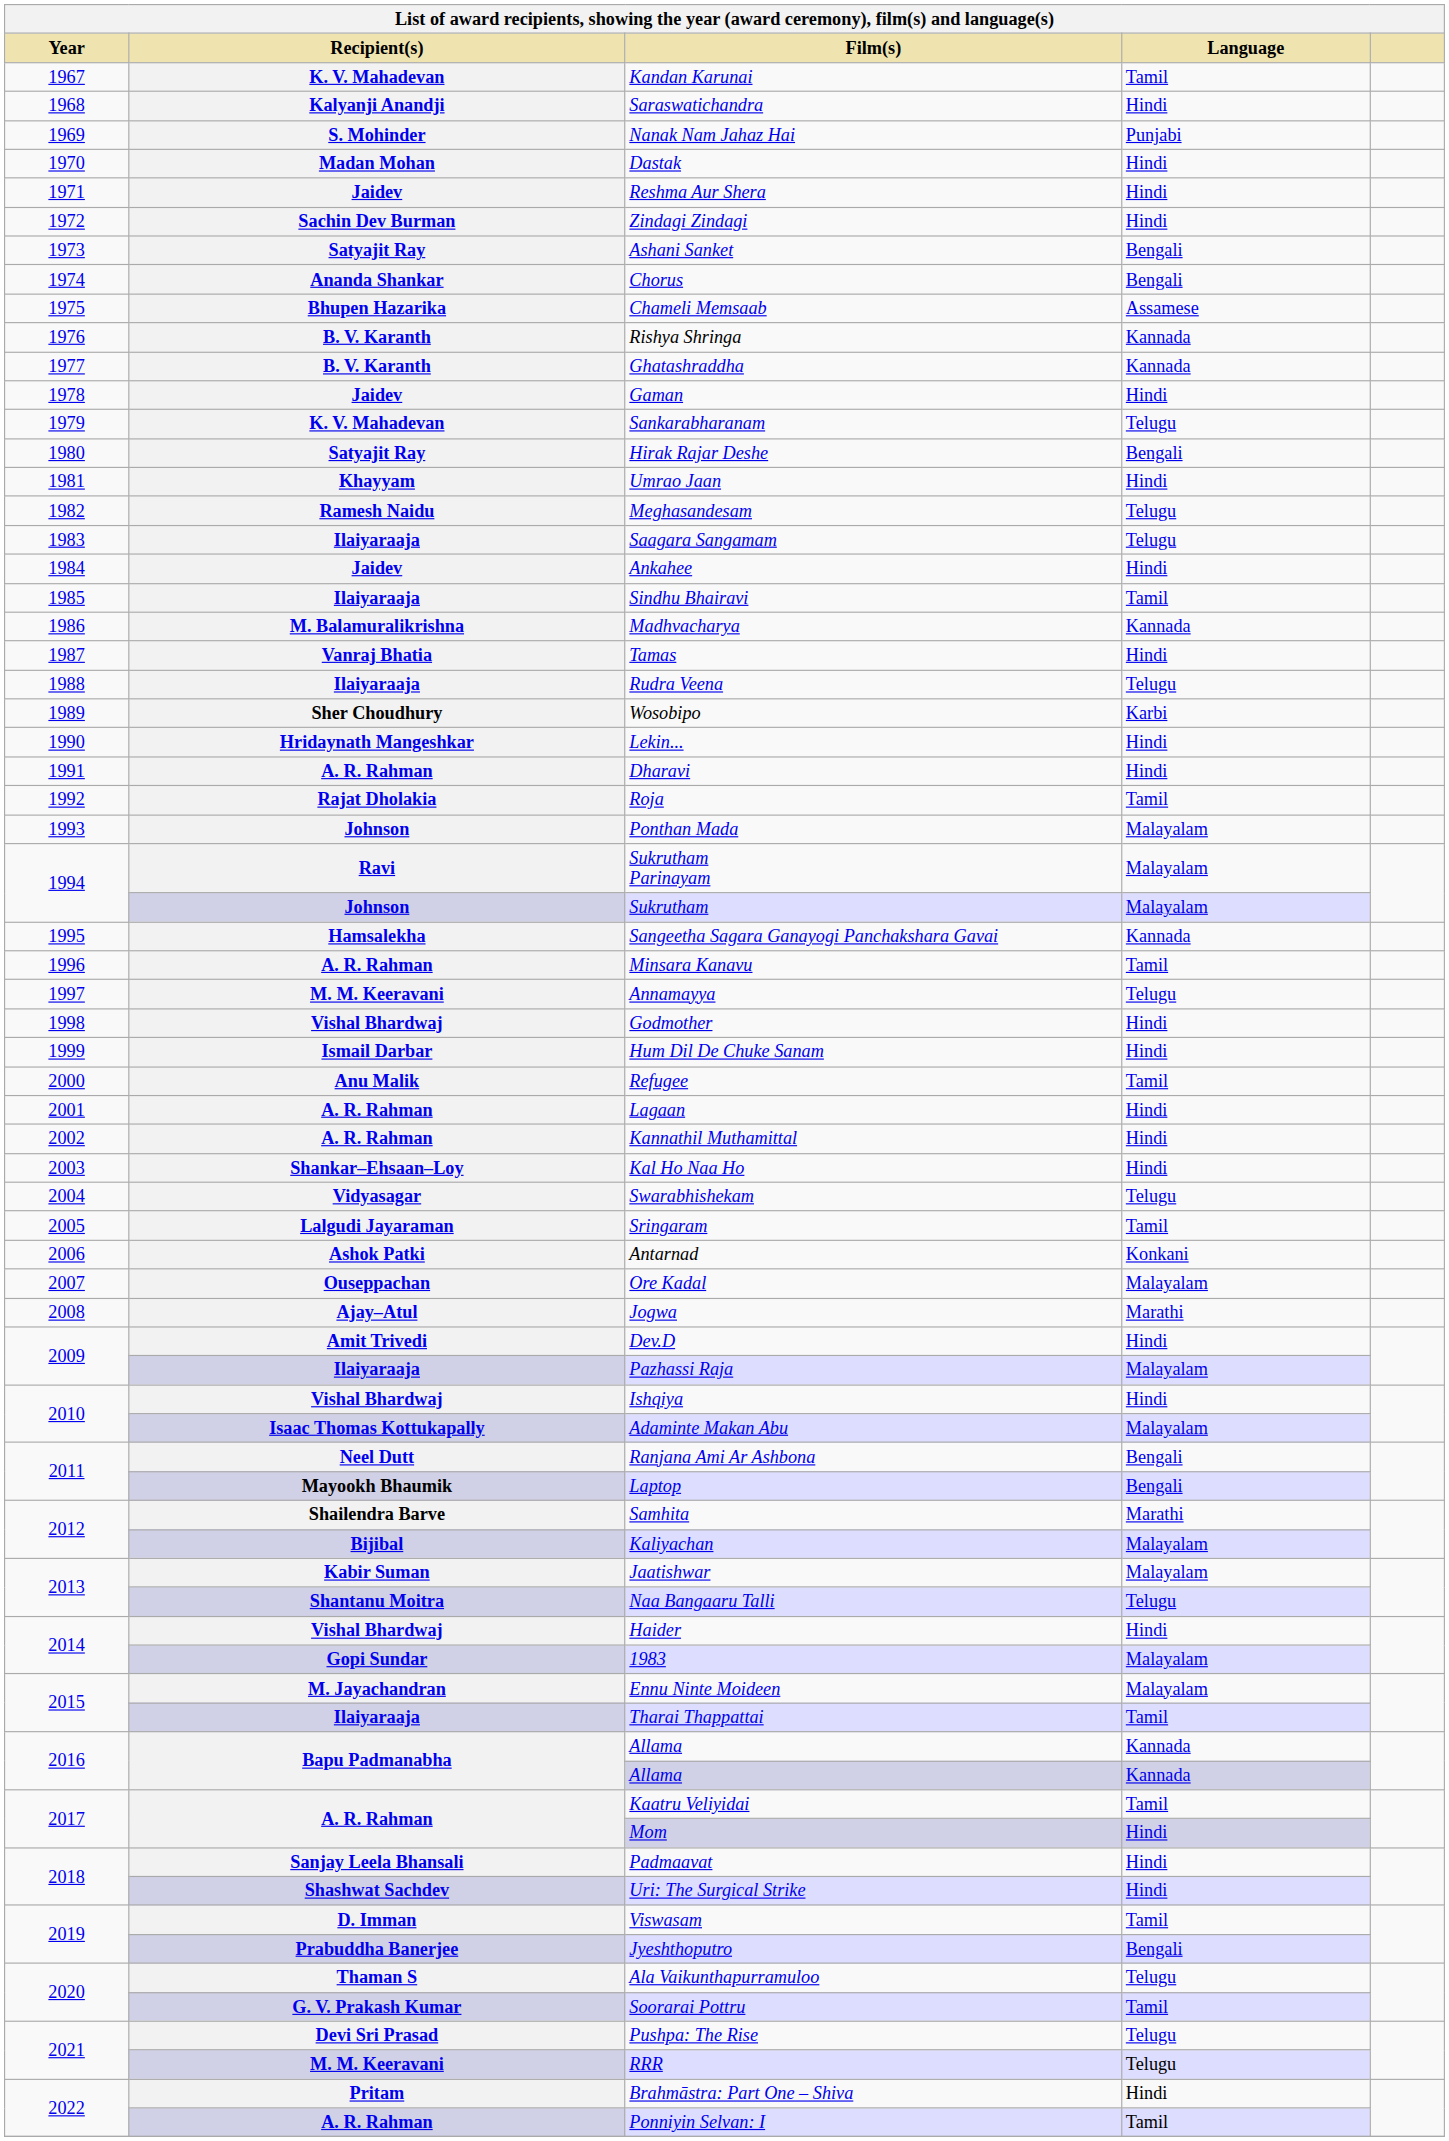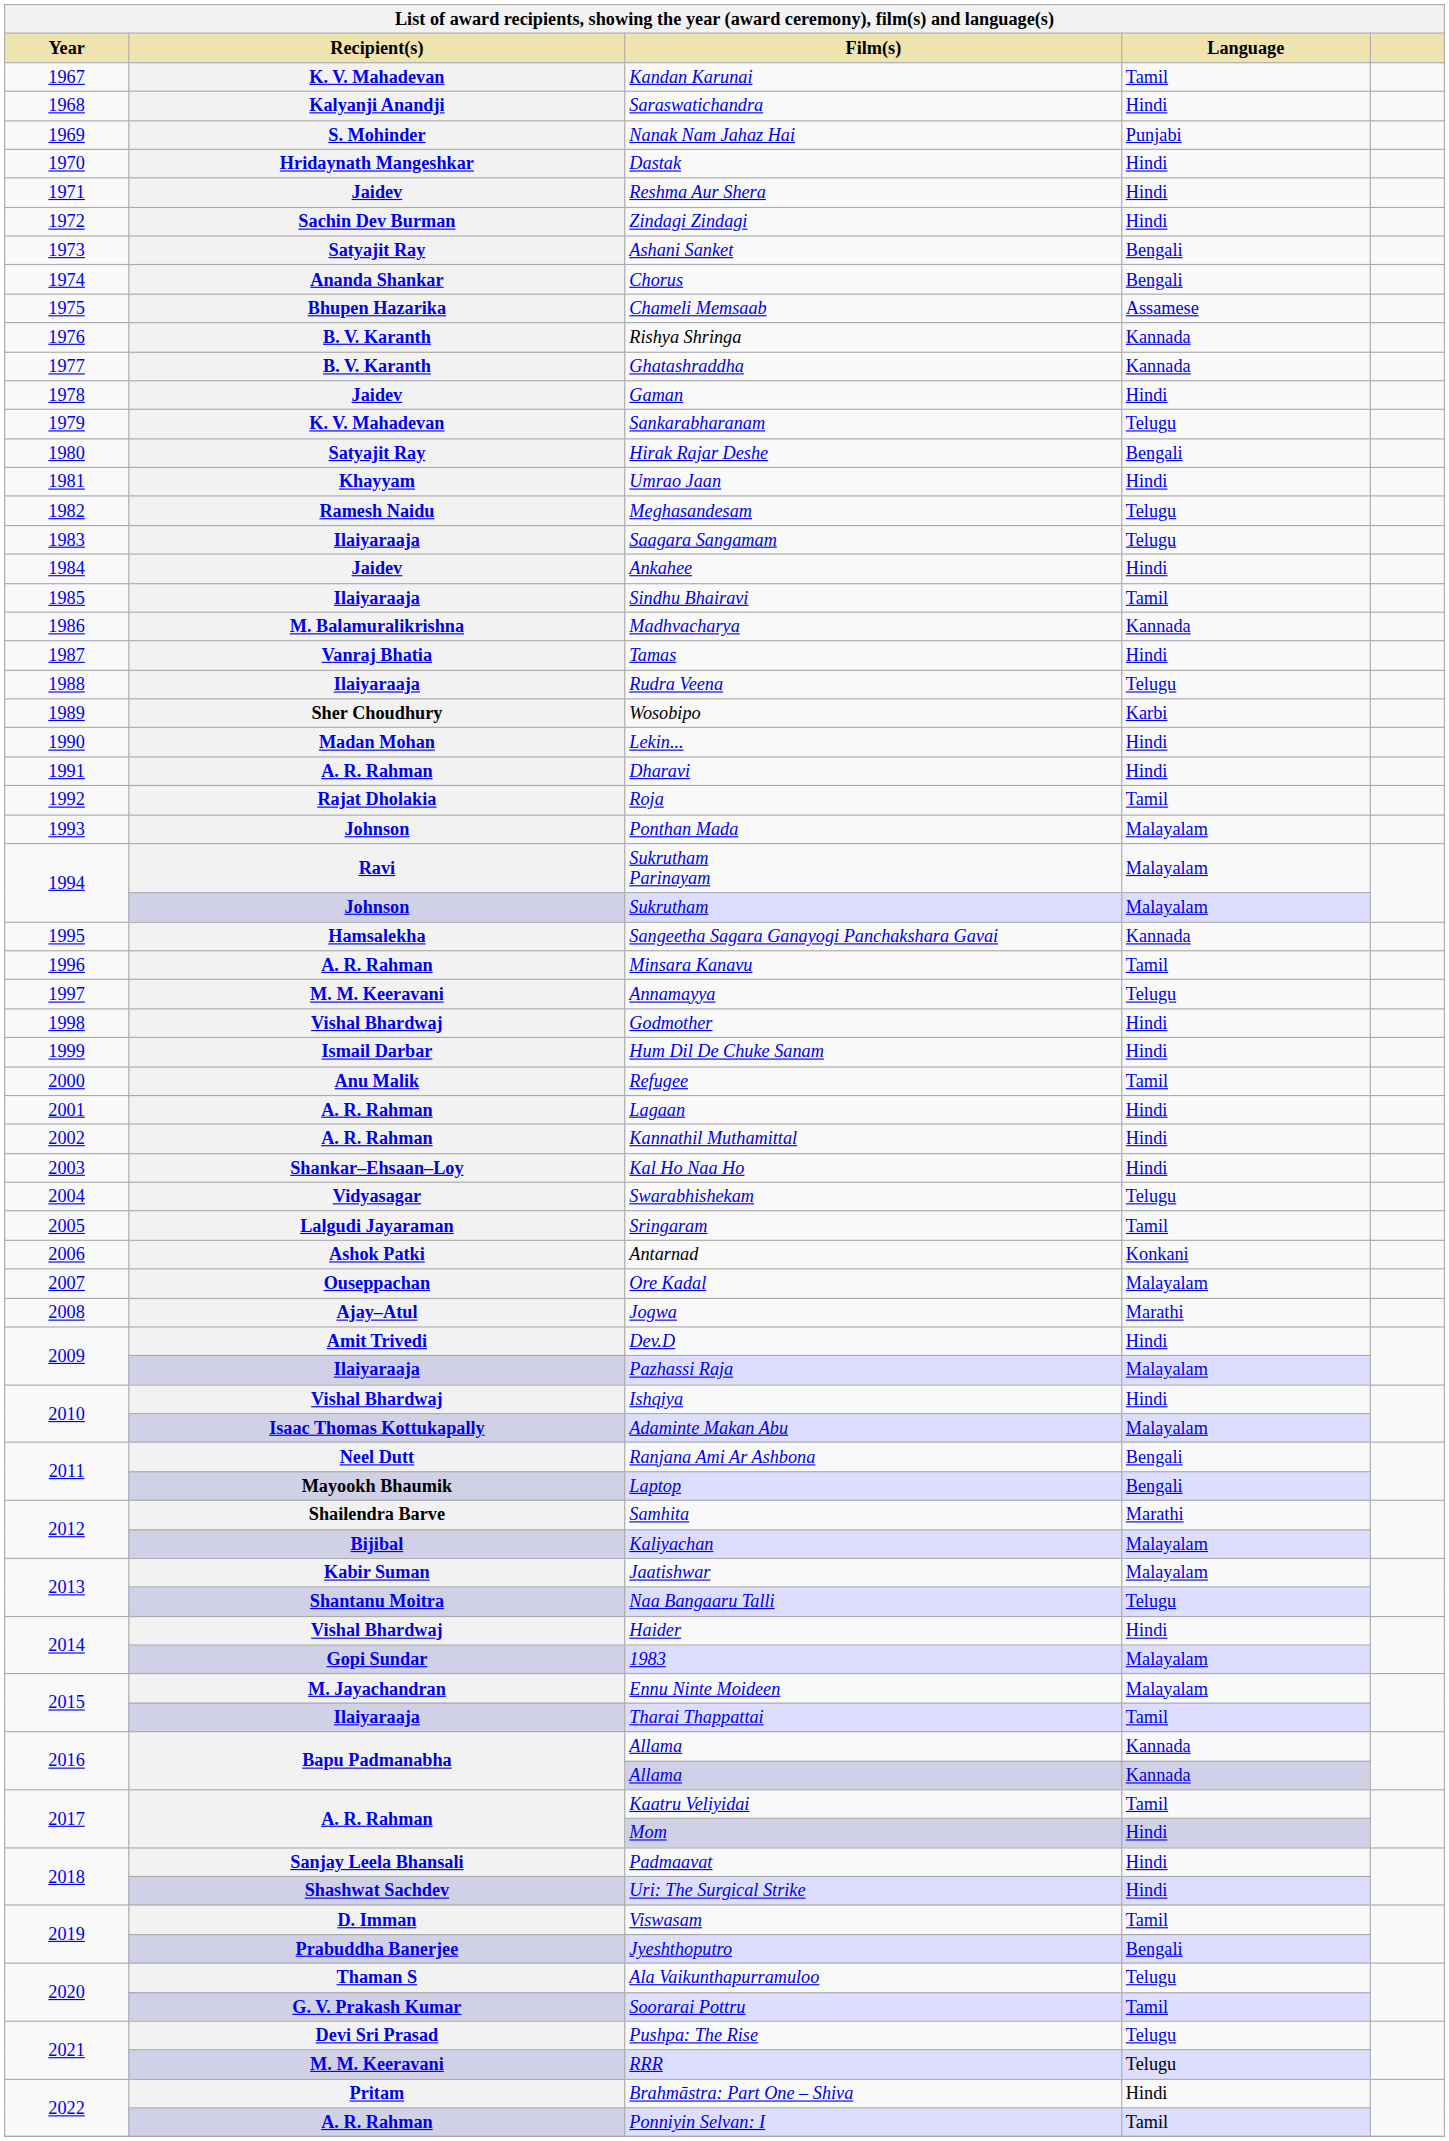(377, 163) Madan Mohan -> (377, 163) Hridaynath Mangeshkar
(377, 742) Hridaynath Mangeshkar -> (377, 742) Madan Mohan
